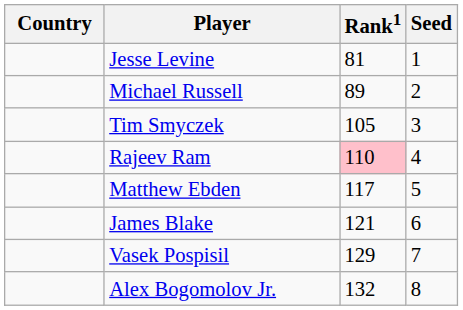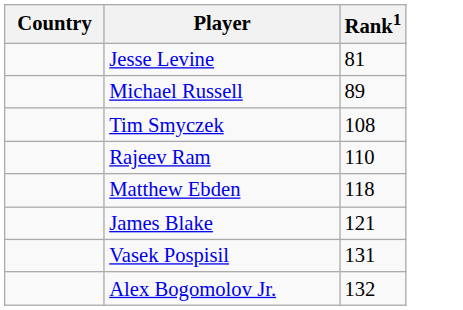- column: (431, 23)
(360, 124) 105 -> (360, 124) 108
(360, 157) pink background -> (360, 157) no background
(360, 190) 117 -> (360, 190) 118
(360, 255) 129 -> (360, 255) 131
